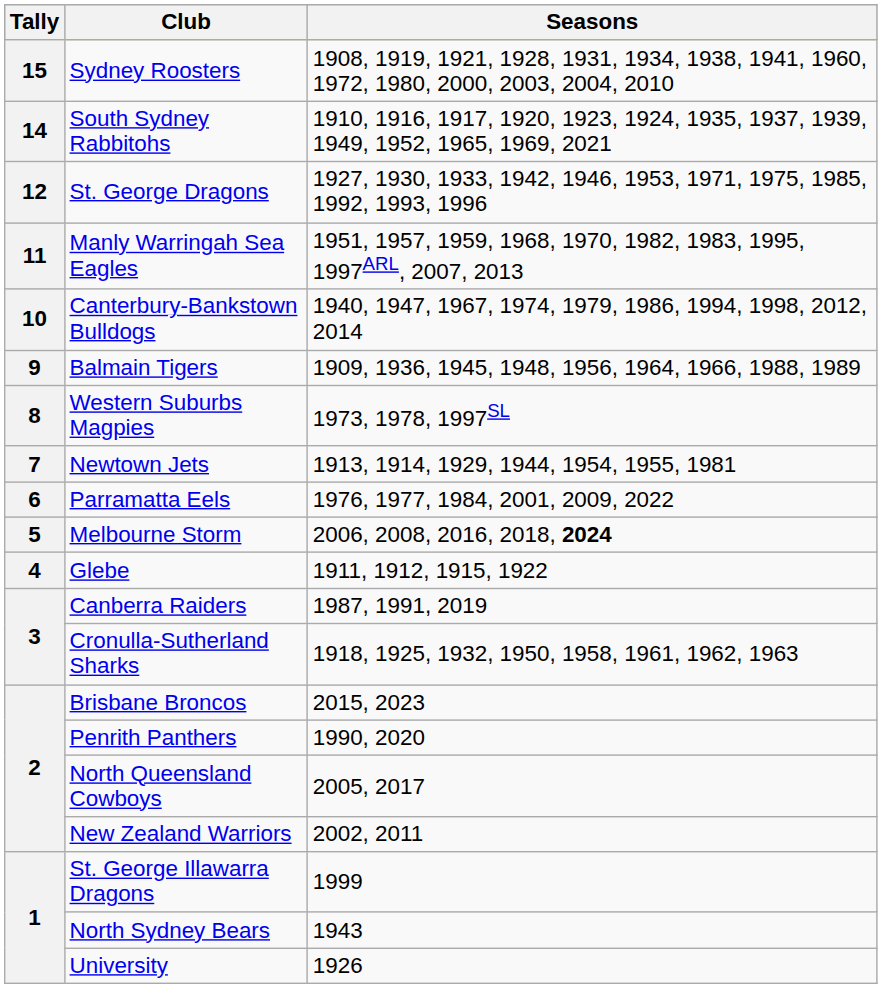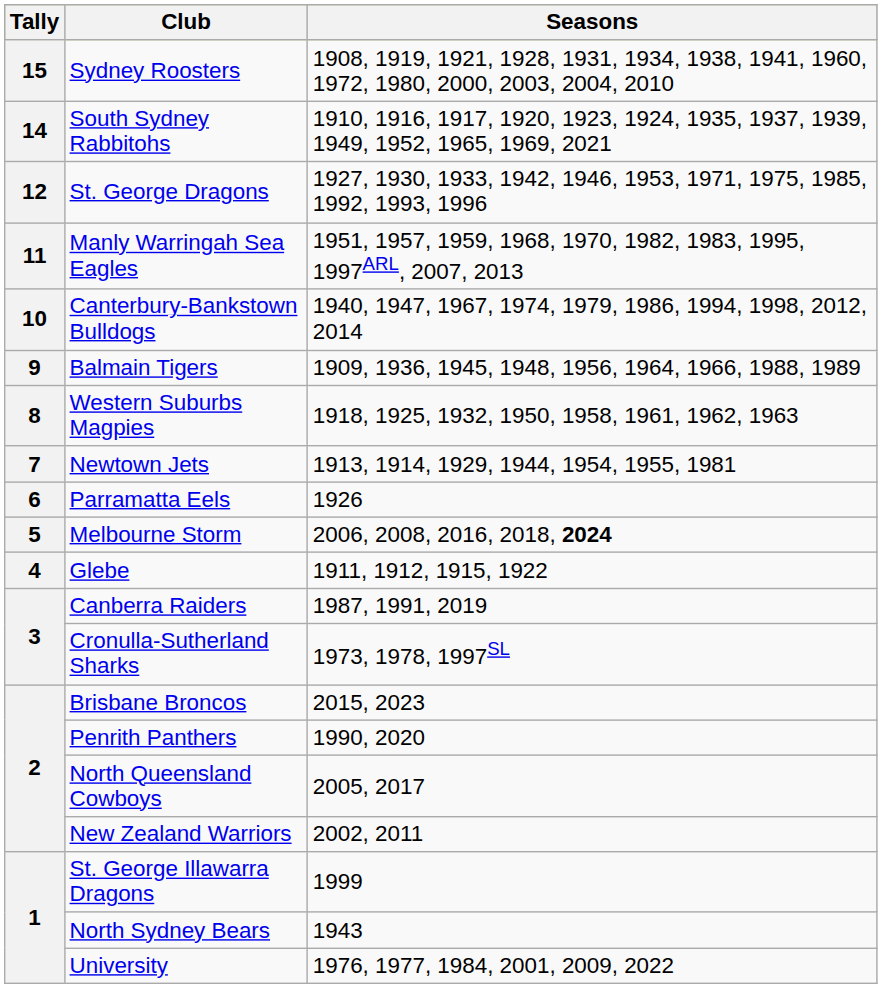(411, 415) 1973, 1978, 1997SL -> (556, 415) 1918, 1925, 1932, 1950, 1958, 1961, 1962, 1963
(493, 499) 1976, 1977, 1984, 2001, 2009, 2022 -> (338, 499) 1926
(556, 653) 1918, 1925, 1932, 1950, 1958, 1961, 1962, 1963 -> (411, 653) 1973, 1978, 1997SL
(338, 965) 1926 -> (493, 965) 1976, 1977, 1984, 2001, 2009, 2022
